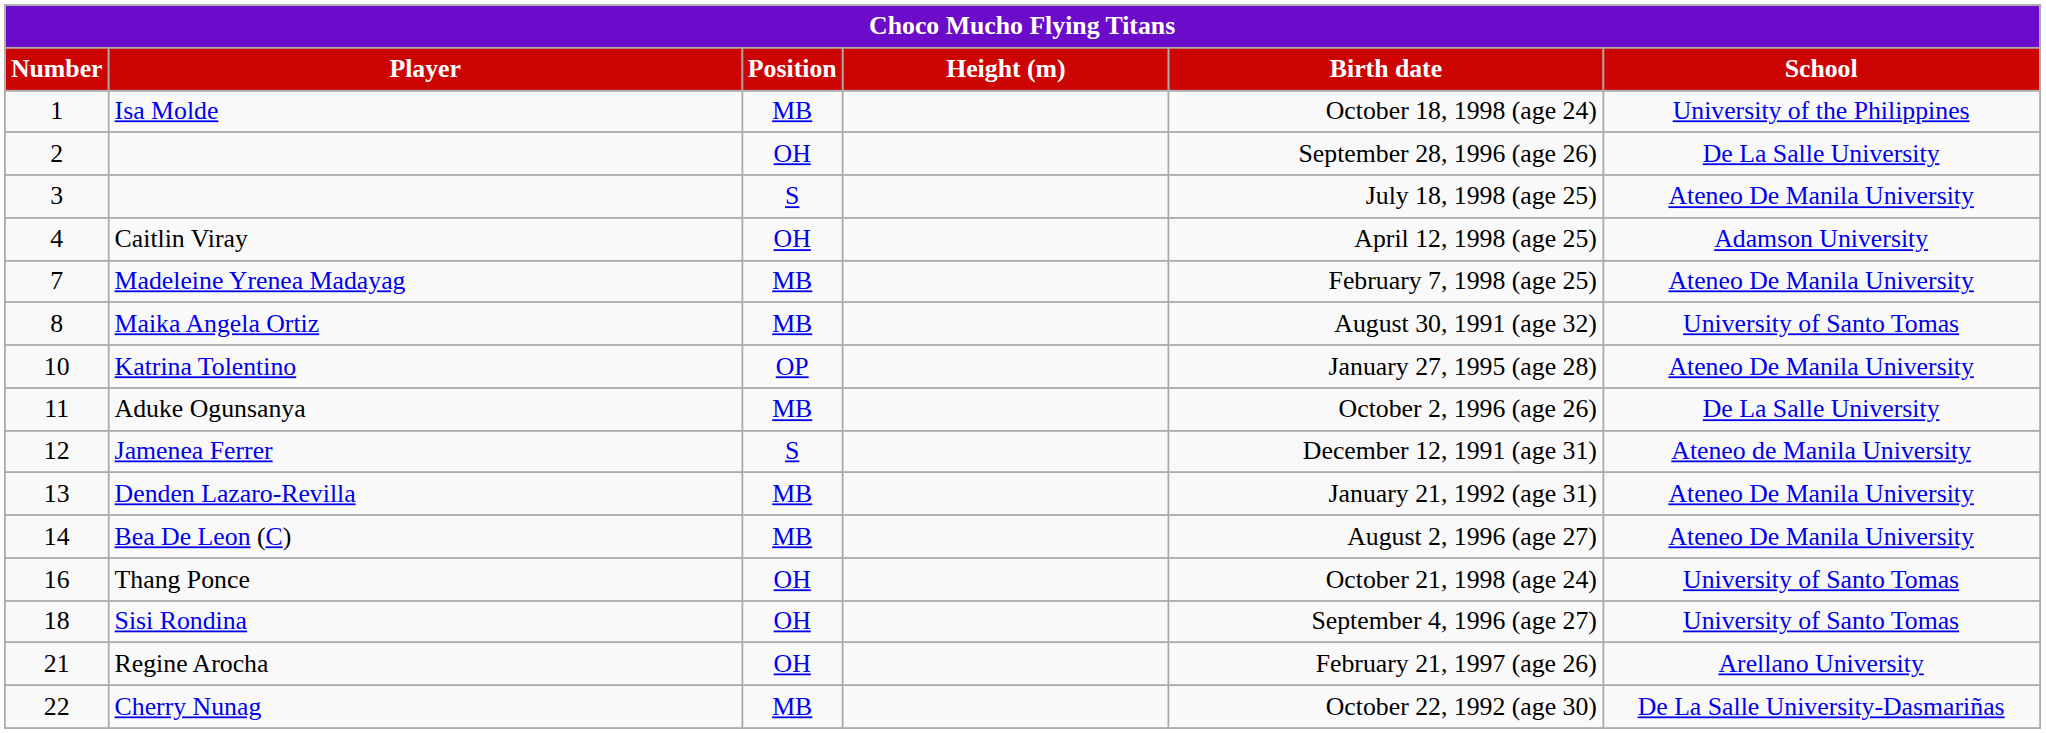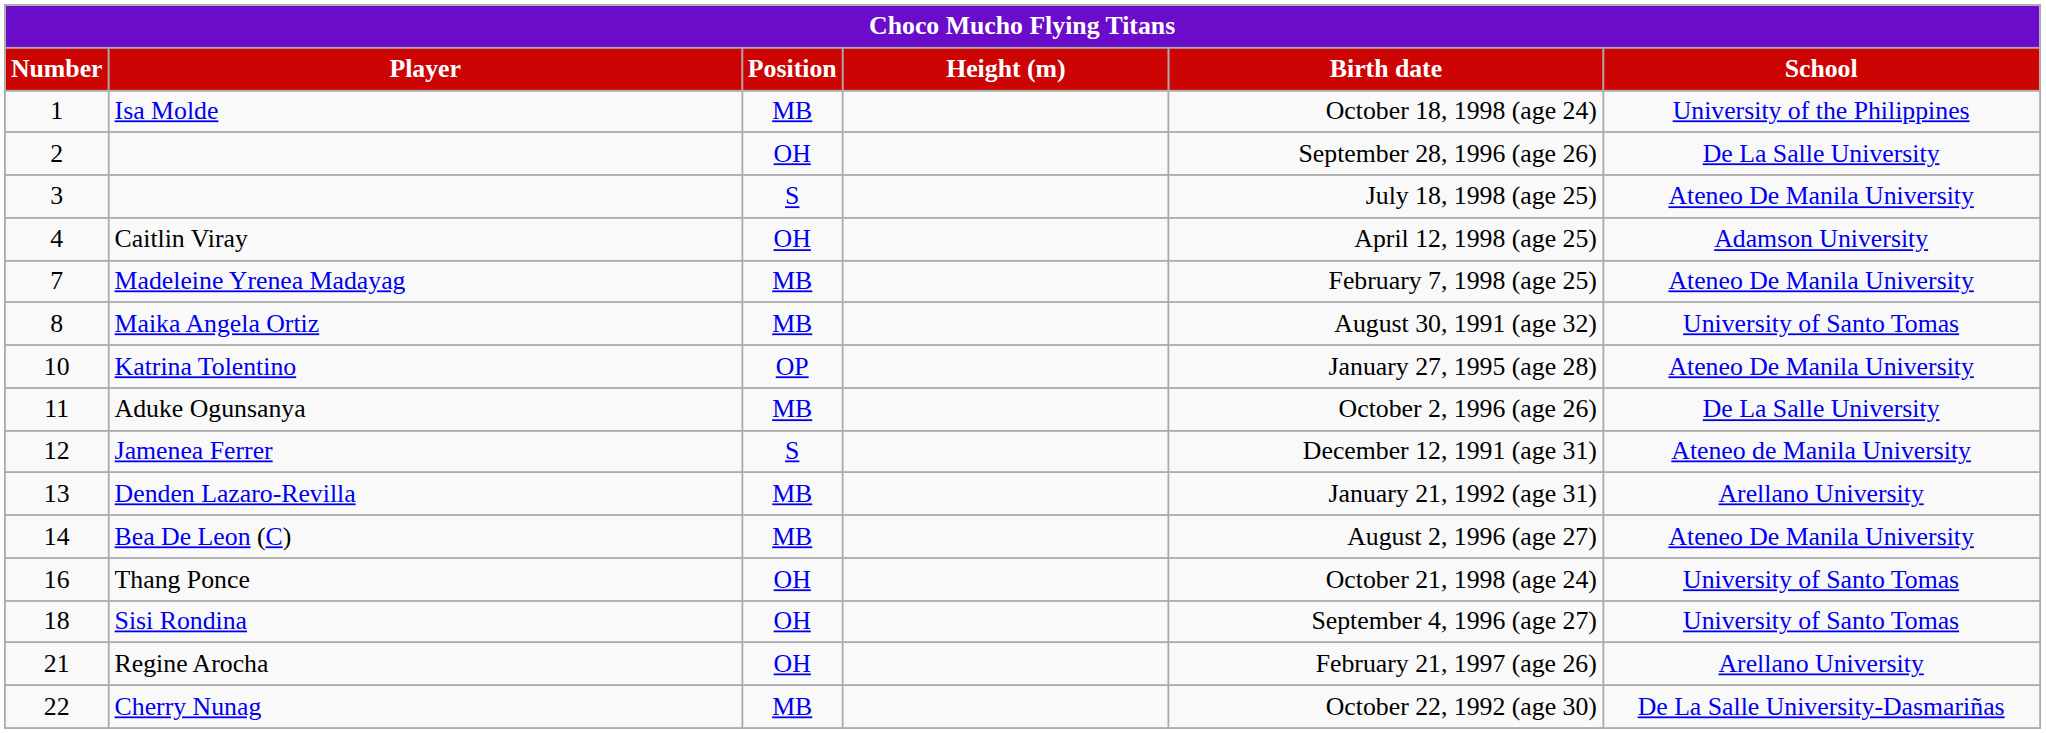(1821, 493) Ateneo De Manila University -> (1821, 493) Arellano University
